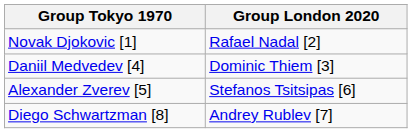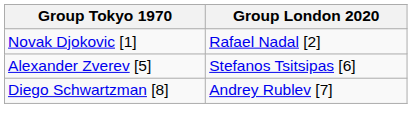- row: (76, 66)
